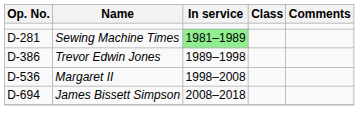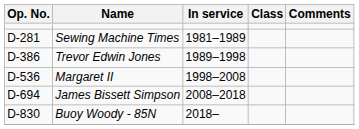(216, 38) lightgreen background -> (216, 38) no background
+ row: (23, 114)
